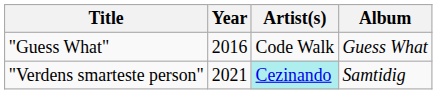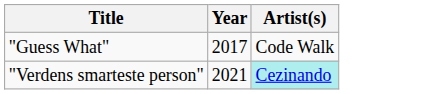- column: (385, 18)
(230, 46) 2016 -> (230, 46) 2017
